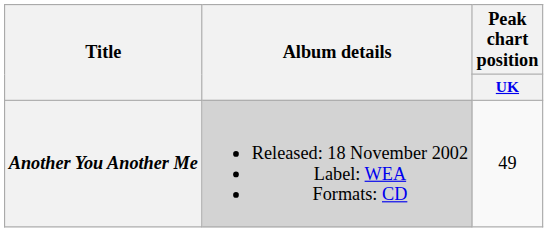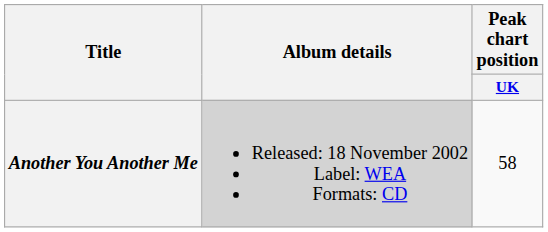(507, 163) 49 -> (507, 163) 58
